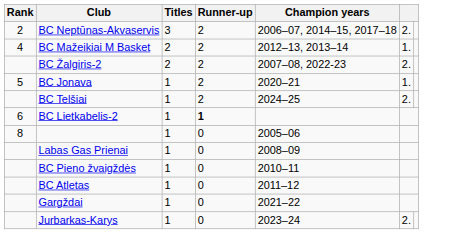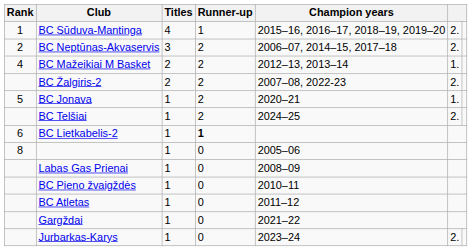+ row: (90, 30)
